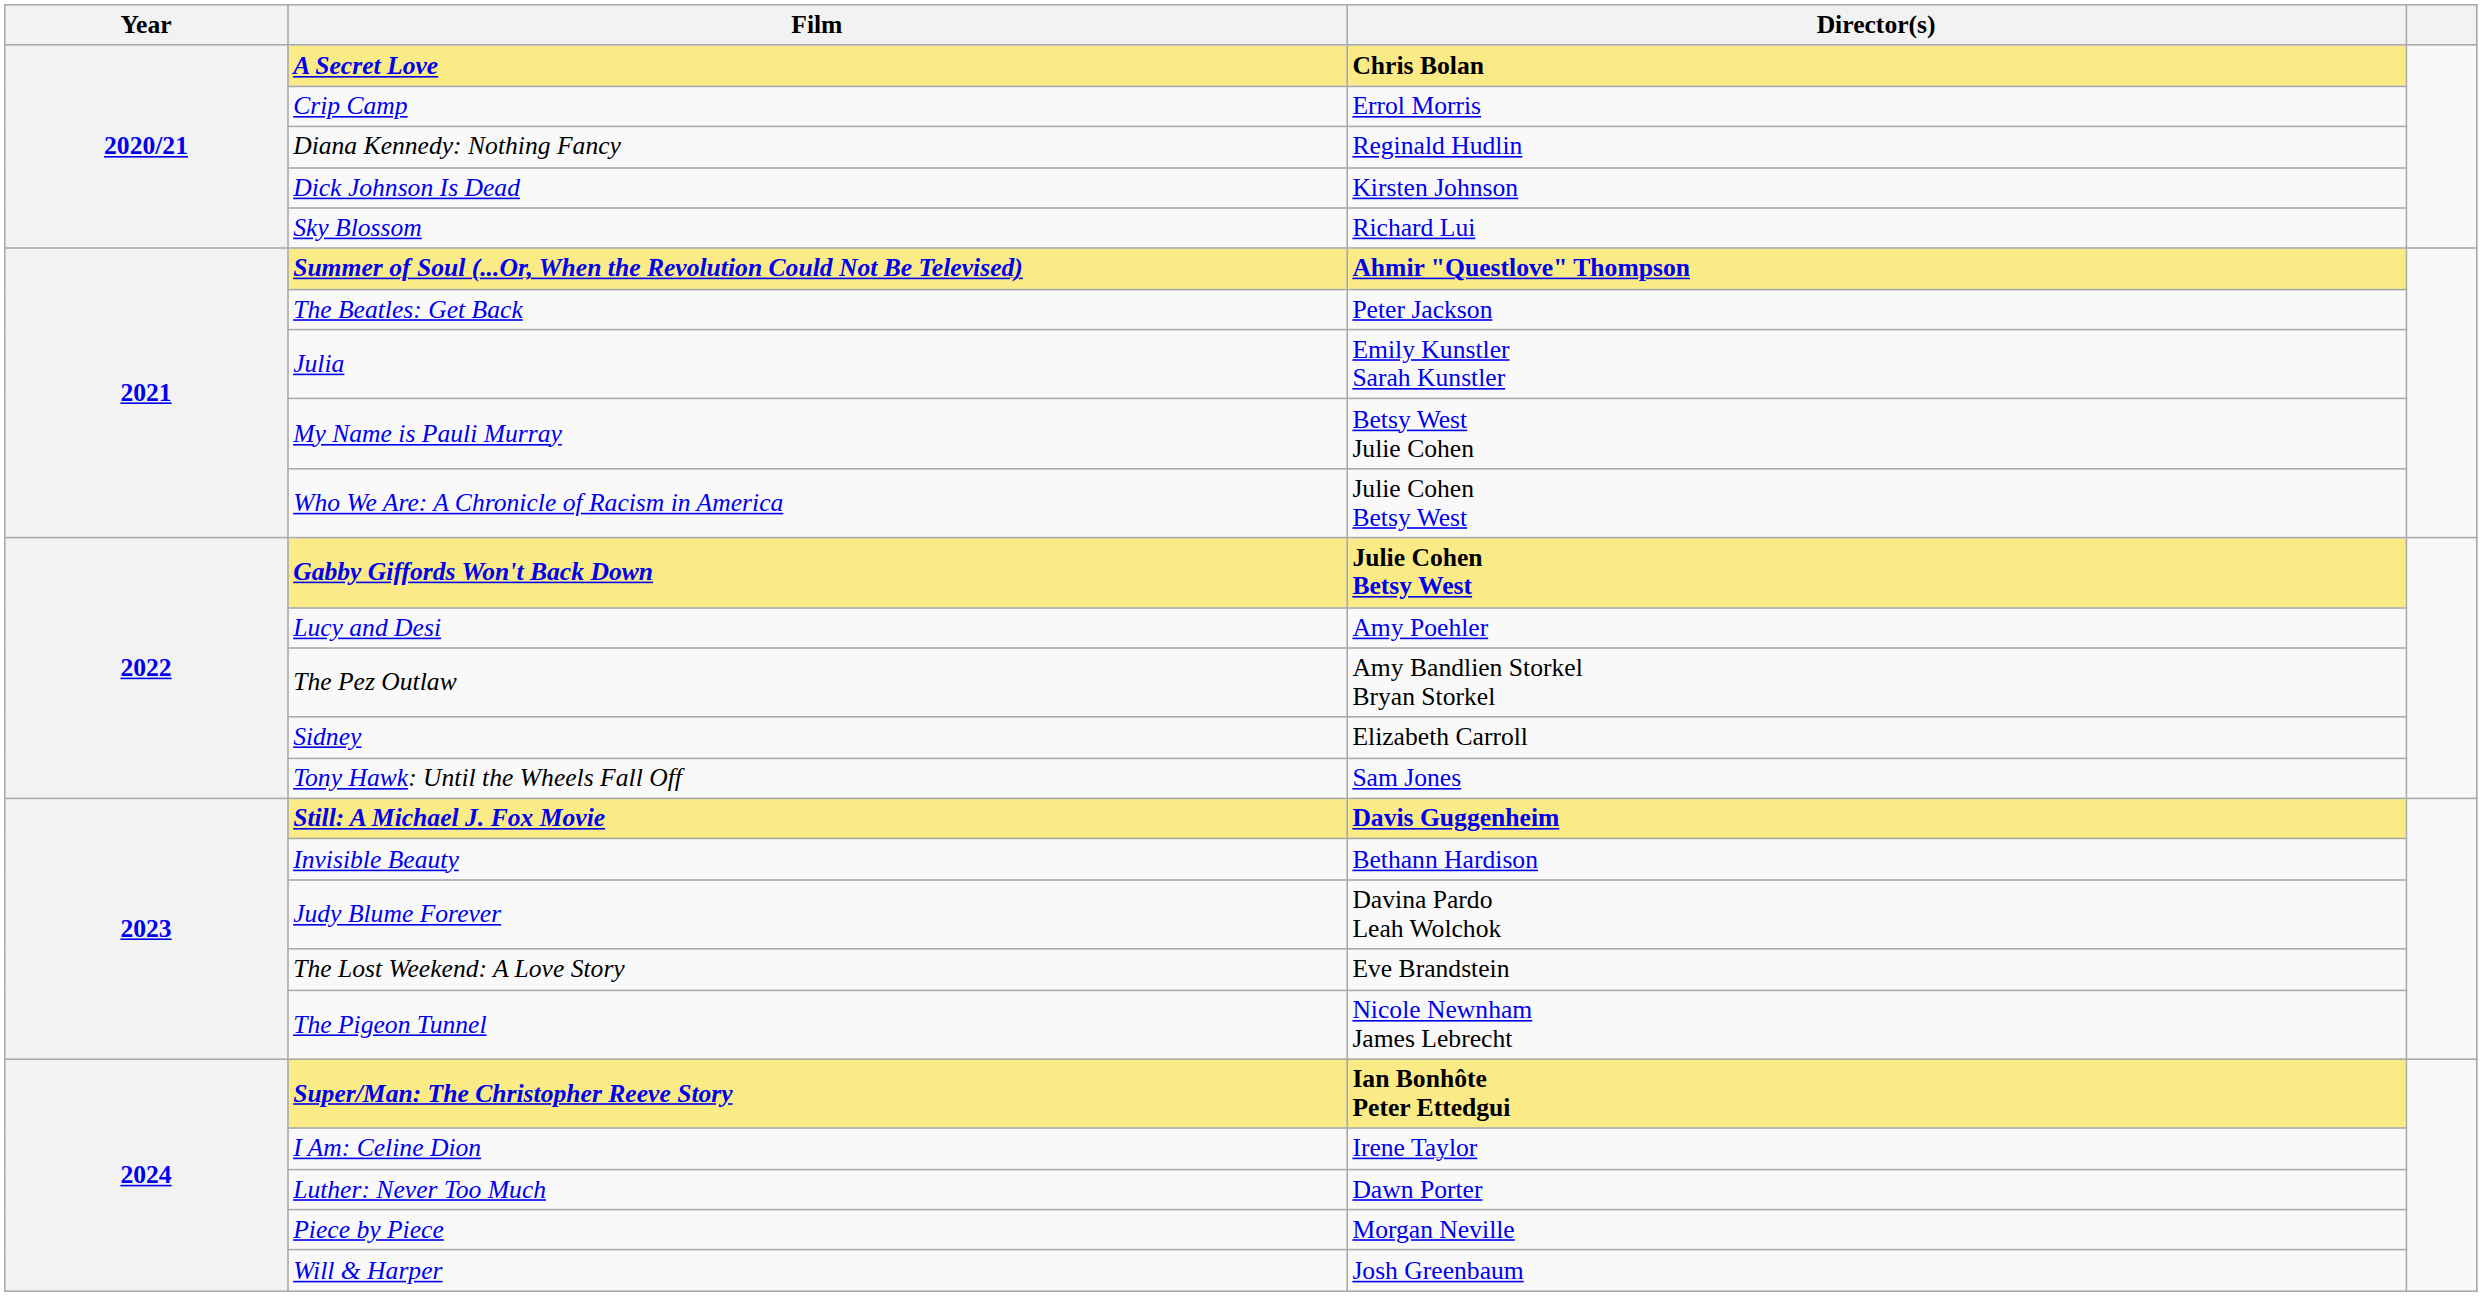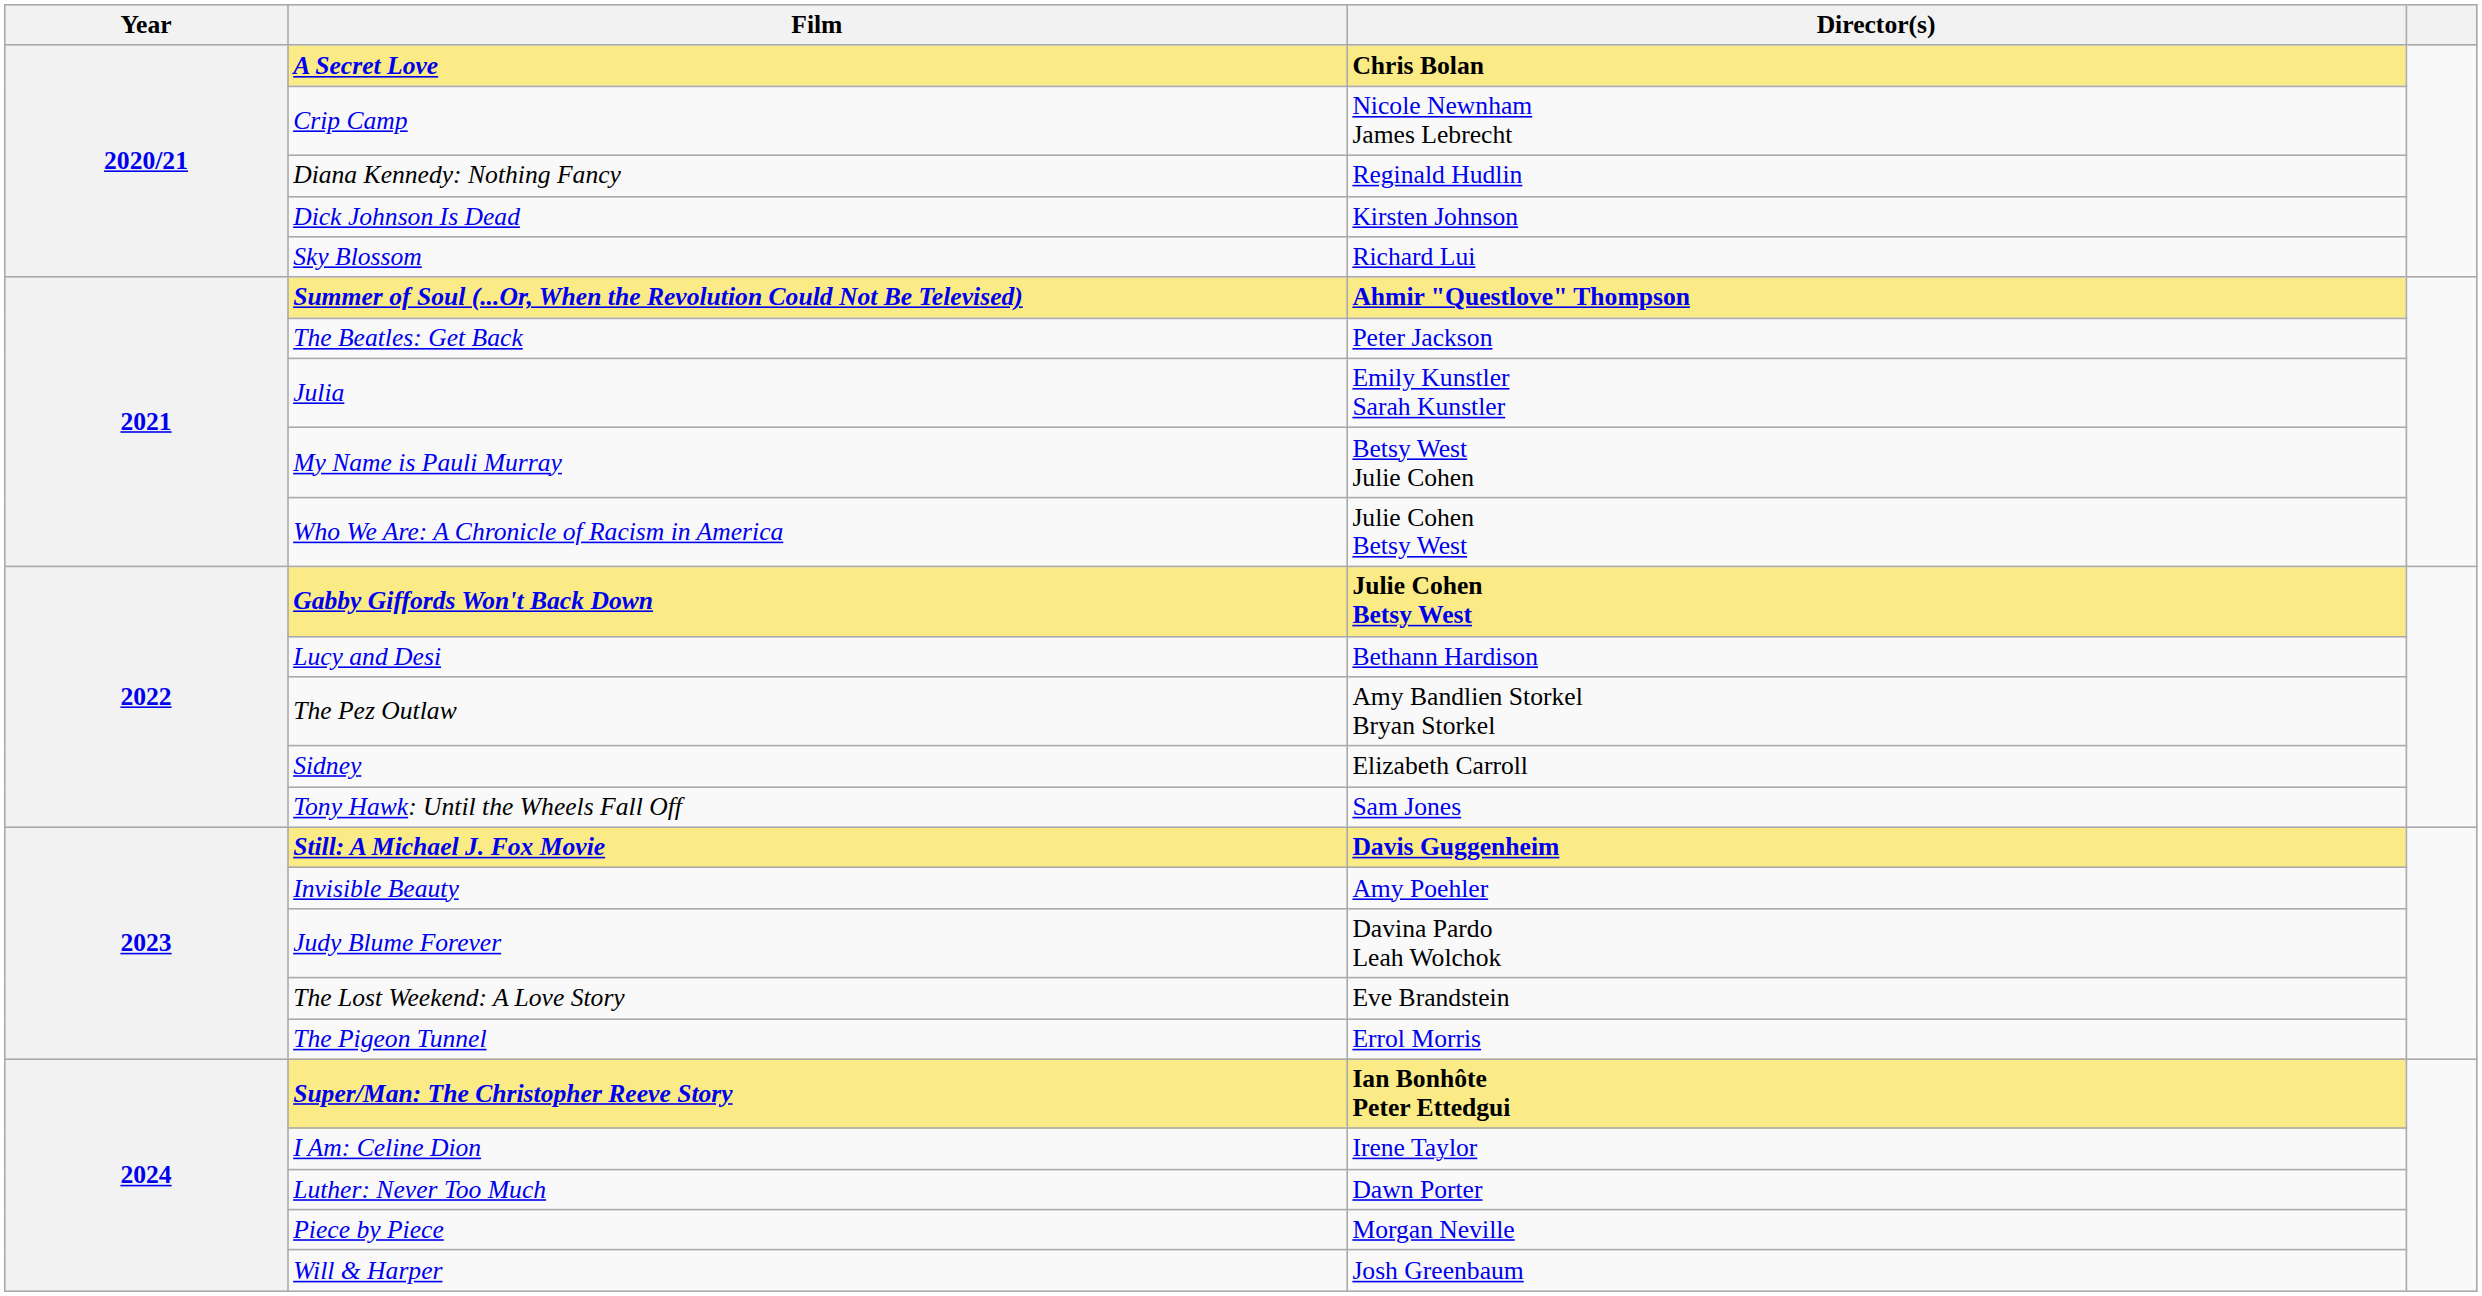(1417, 106) Errol Morris -> (1442, 120) Nicole Newnham James Lebrecht
(1420, 627) Amy Poehler -> (1445, 656) Bethann Hardison
(1445, 859) Bethann Hardison -> (1420, 887) Amy Poehler
(1442, 1024) Nicole Newnham James Lebrecht -> (1417, 1038) Errol Morris
